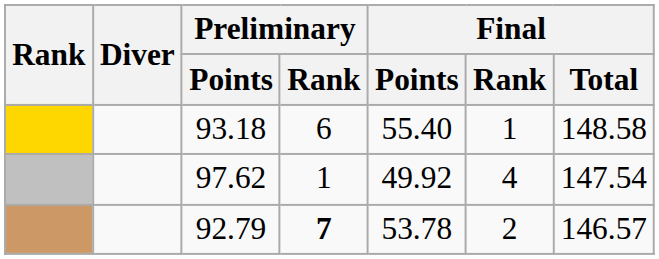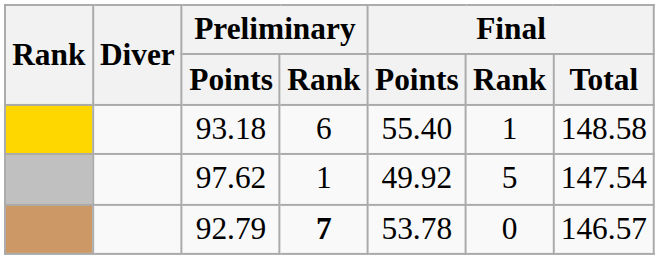(510, 178) 4 -> (510, 178) 5
(510, 228) 2 -> (510, 228) 0
